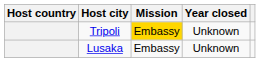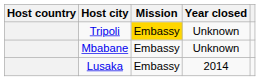+ row: (105, 48)
(216, 48) Unknown -> (216, 66) 2014
